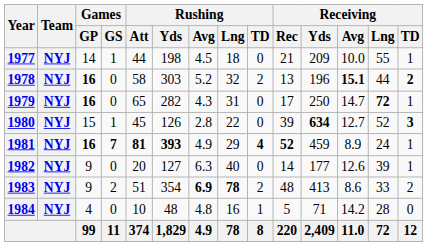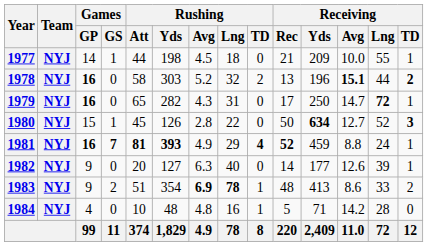(287, 123) 39 -> (287, 123) 50
(353, 144) 8.9 -> (353, 144) 8.8
(260, 187) 2 -> (260, 187) 1
